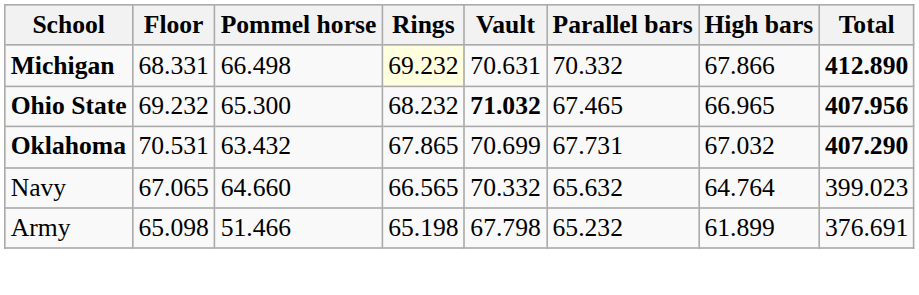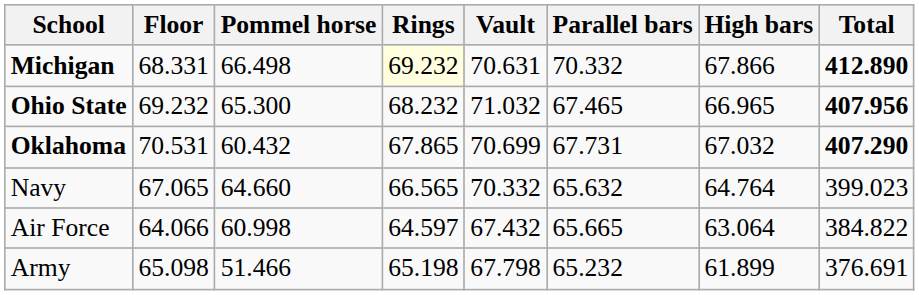(506, 106) bold -> (506, 106) normal
(256, 146) 63.432 -> (256, 146) 60.432
+ row: (60, 227)
